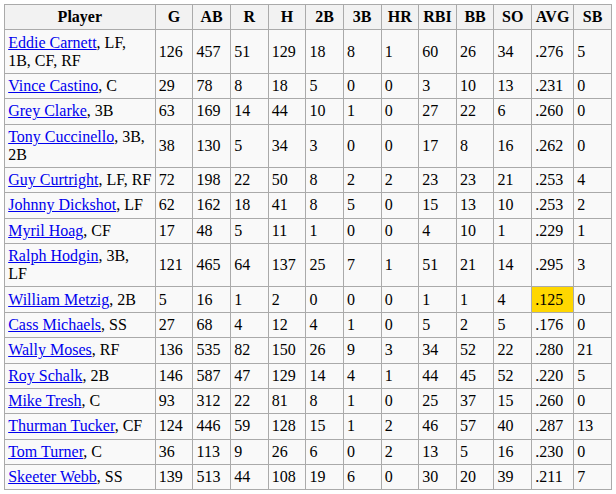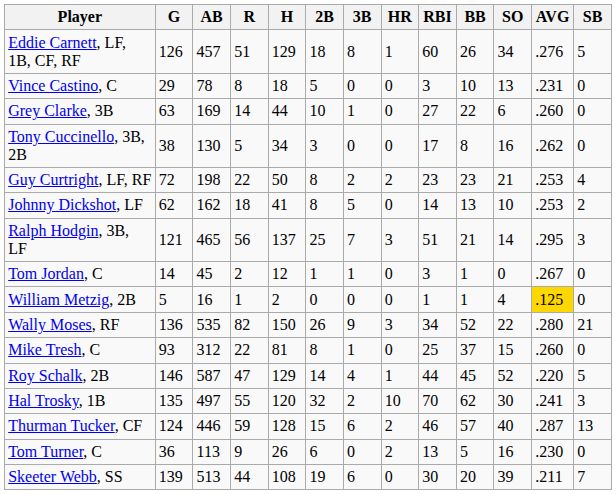(430, 205) 15 -> (430, 205) 14
- row: (60, 230)
(242, 265) 64 -> (242, 239) 56
(389, 265) 1 -> (389, 239) 3
+ row: (55, 274)
- row: (68, 324)
rows swapped: (59, 375) <-> (54, 401)
+ row: (57, 401)
(351, 426) 1 -> (351, 426) 6
